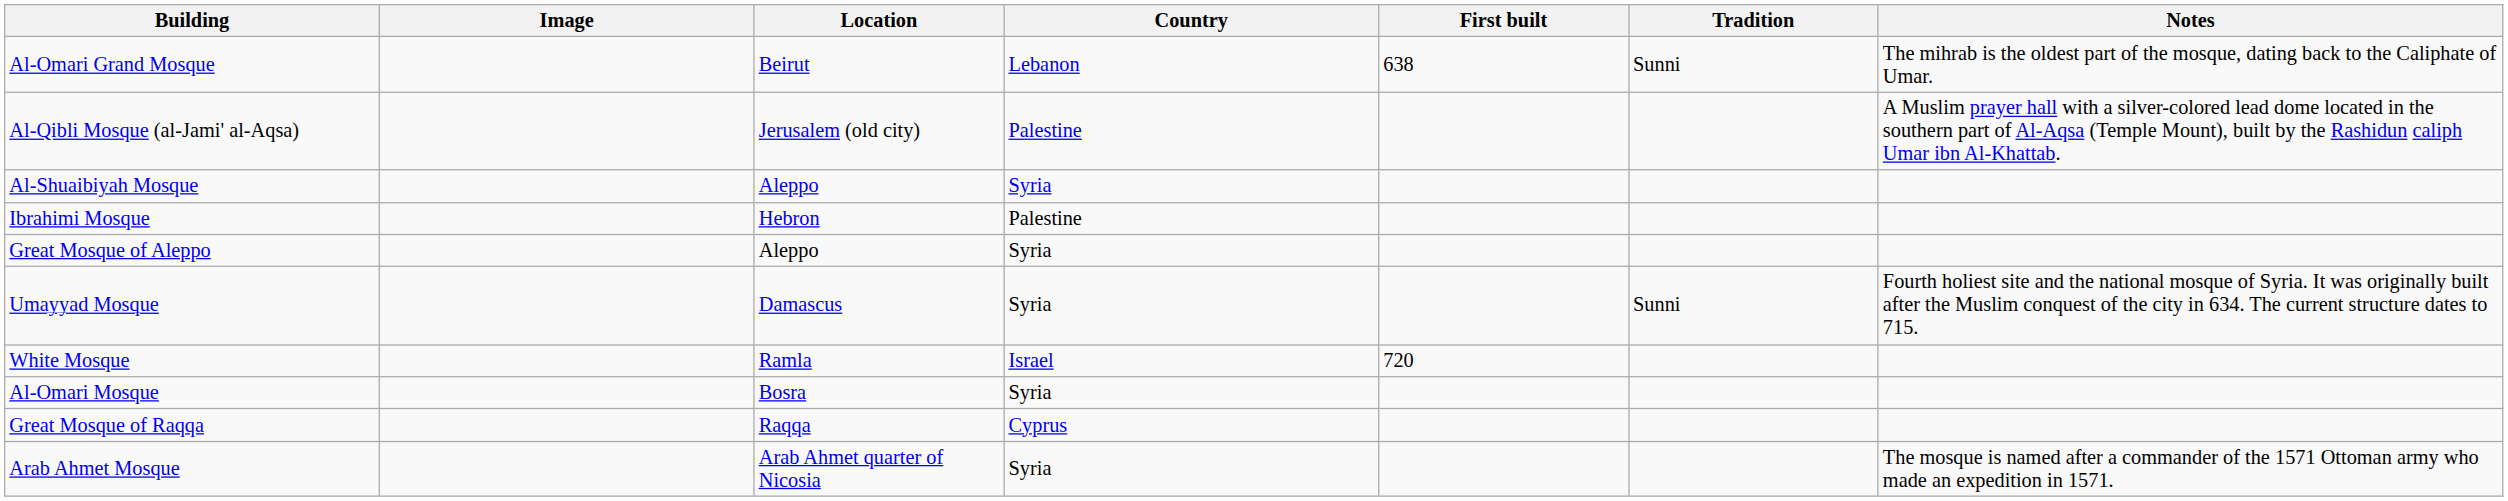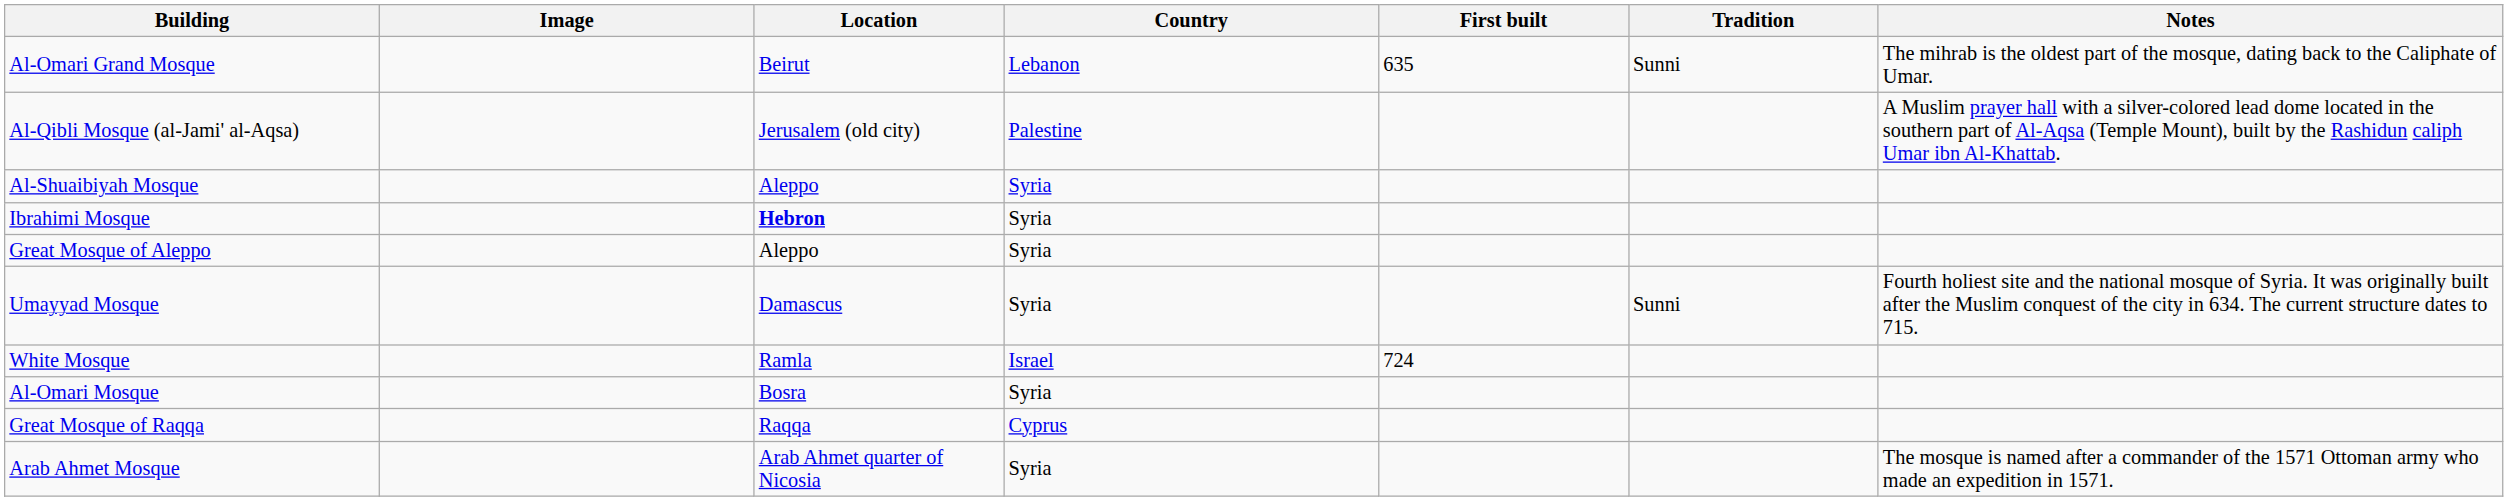(1398, 64) 638 -> (1398, 64) 635
(789, 218) normal -> (792, 218) bold
(1045, 218) Palestine -> (1030, 218) Syria
(1398, 360) 720 -> (1398, 360) 724
